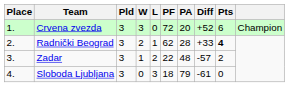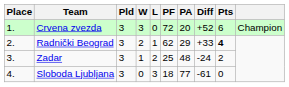(185, 43) 28 -> (185, 43) 29
(168, 58) 22 -> (168, 58) 25
(204, 58) -57 -> (204, 58) -24
(185, 74) 79 -> (185, 74) 77
